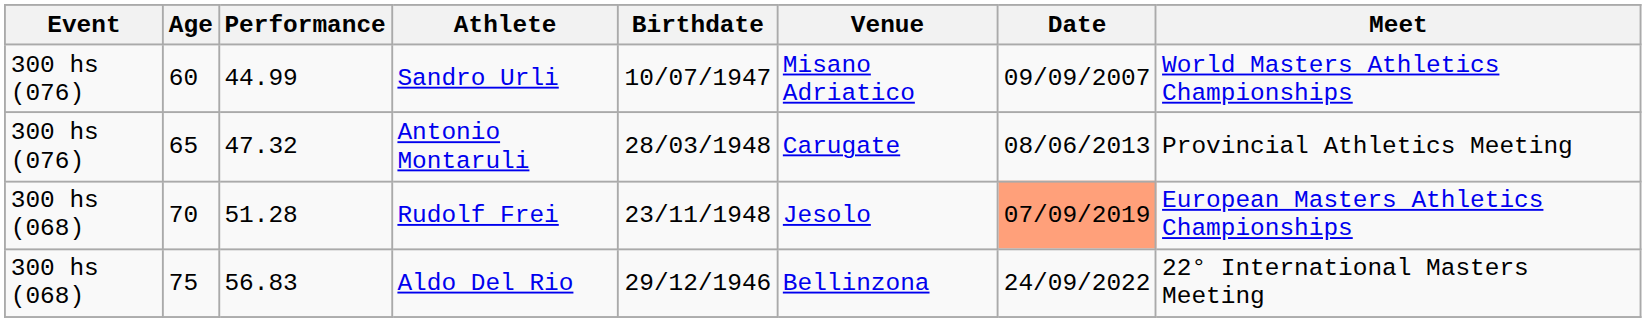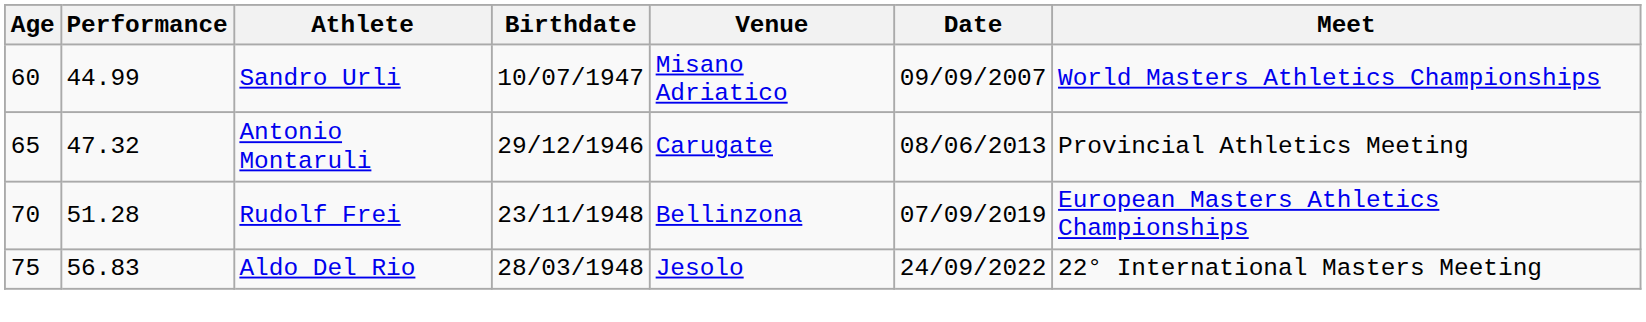- column: (84, 25)
(698, 147) 28/03/1948 -> (571, 147) 29/12/1946
(827, 215) Jesolo -> (729, 215) Bellinzona
(1077, 215) lightsalmon background -> (973, 215) no background
(698, 283) 29/12/1946 -> (571, 269) 28/03/1948
(856, 283) Bellinzona -> (700, 269) Jesolo
